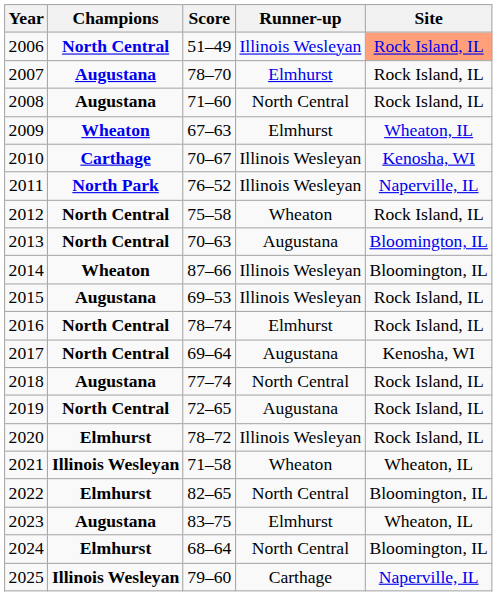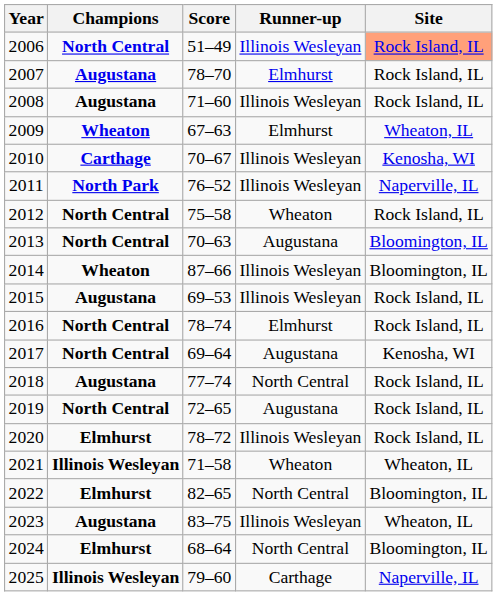(300, 102) North Central -> (300, 102) Illinois Wesleyan
(300, 520) Elmhurst -> (300, 520) Illinois Wesleyan
